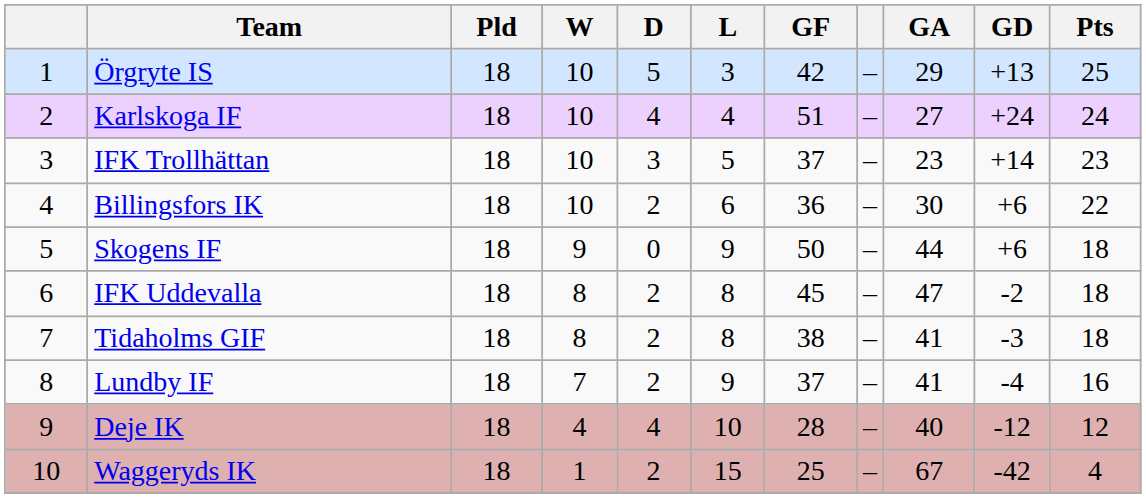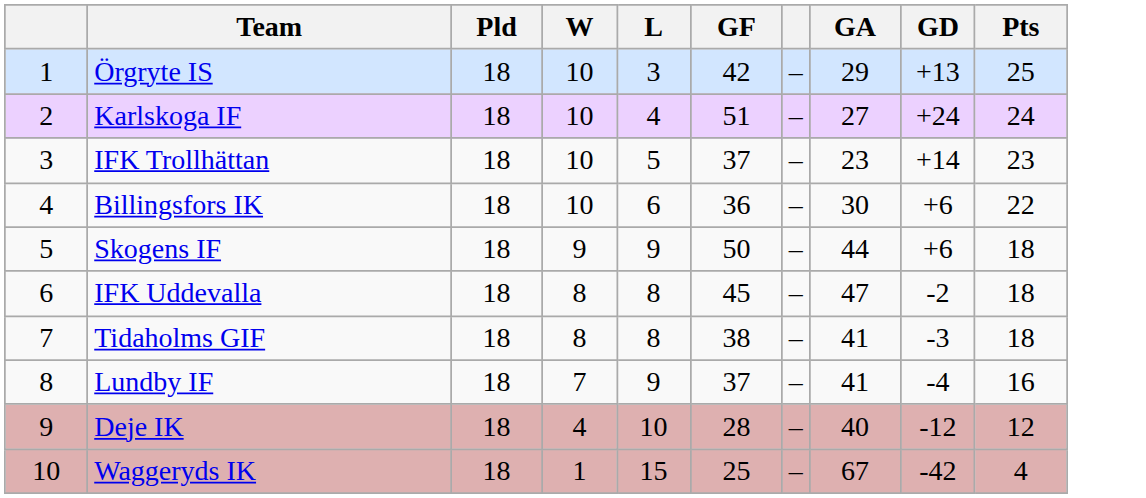- column: (654, 26)
